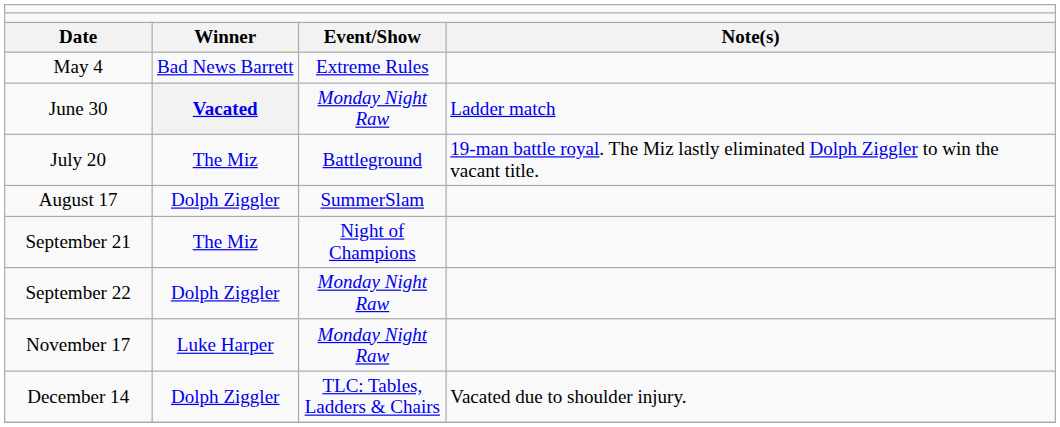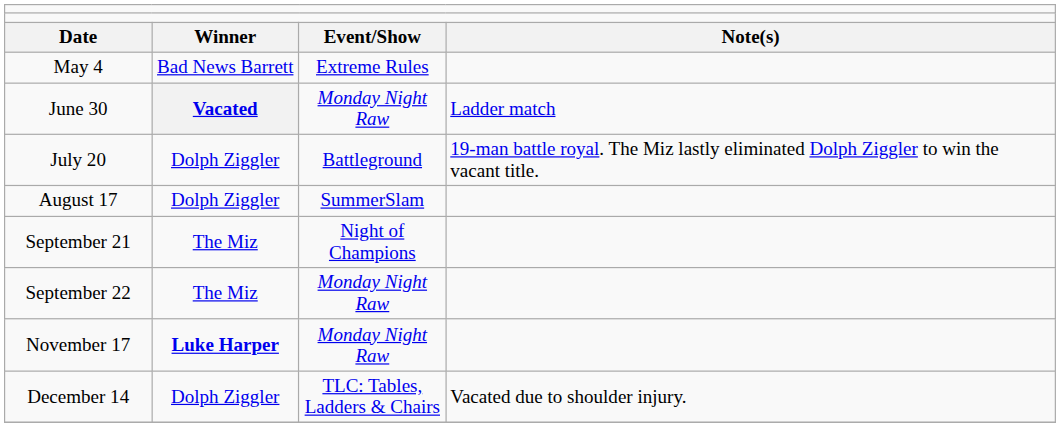(225, 159) The Miz -> (225, 159) Dolph Ziggler
(225, 293) Dolph Ziggler -> (225, 293) The Miz
(225, 344) normal -> (225, 344) bold
